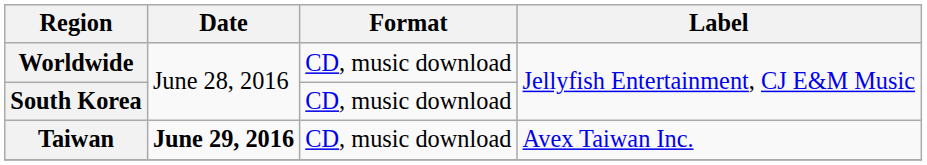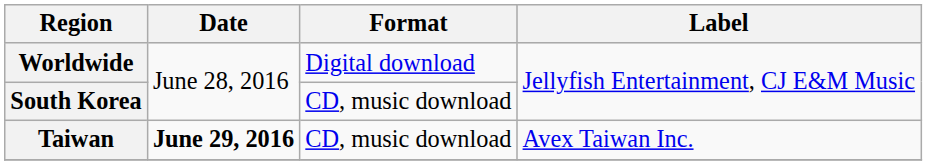(408, 62) CD, music download -> (390, 62) Digital download
